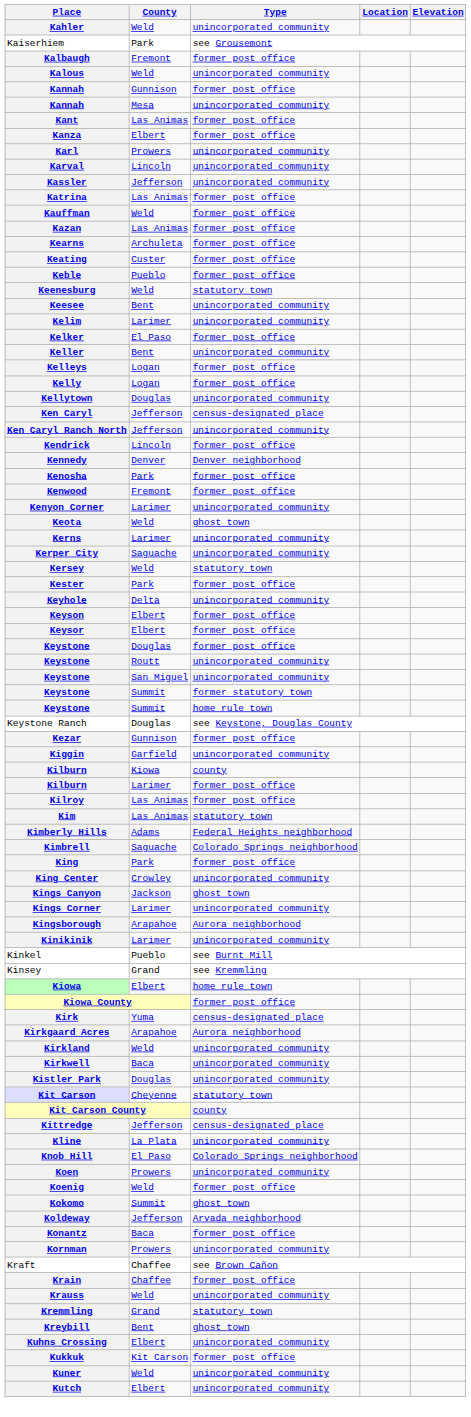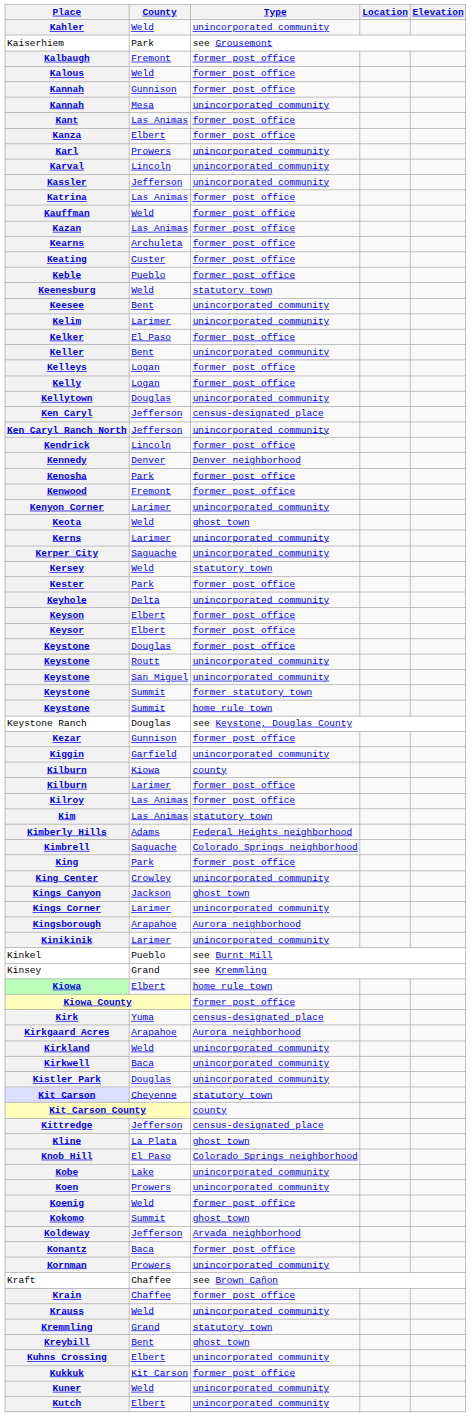(261, 74) unincorporated community -> (244, 74) former post office
(261, 1141) unincorporated community -> (221, 1141) ghost town
+ row: (67, 1172)
